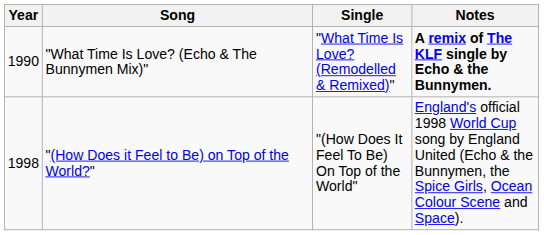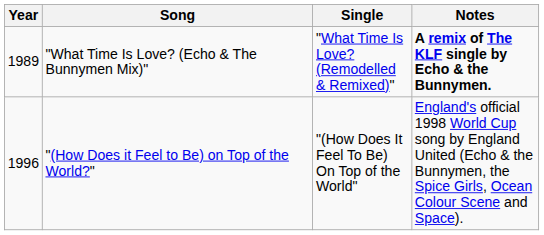(23, 61) 1990 -> (23, 61) 1989
(23, 163) 1998 -> (23, 163) 1996
